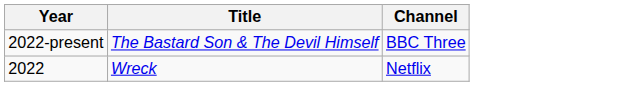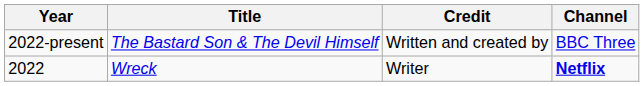+ column: (467, 17)
(408, 68) normal -> (580, 68) bold
